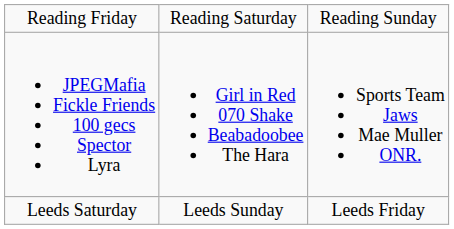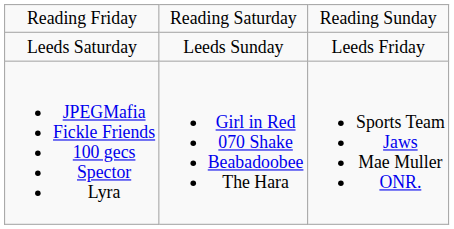rows swapped: (82, 210) <-> (82, 125)
